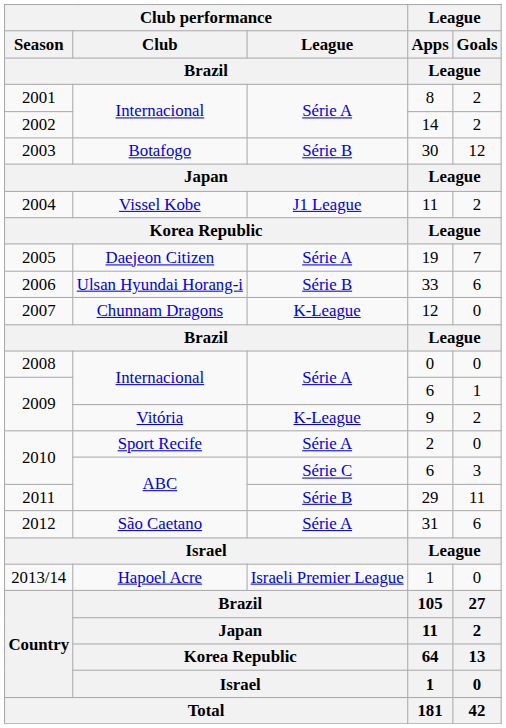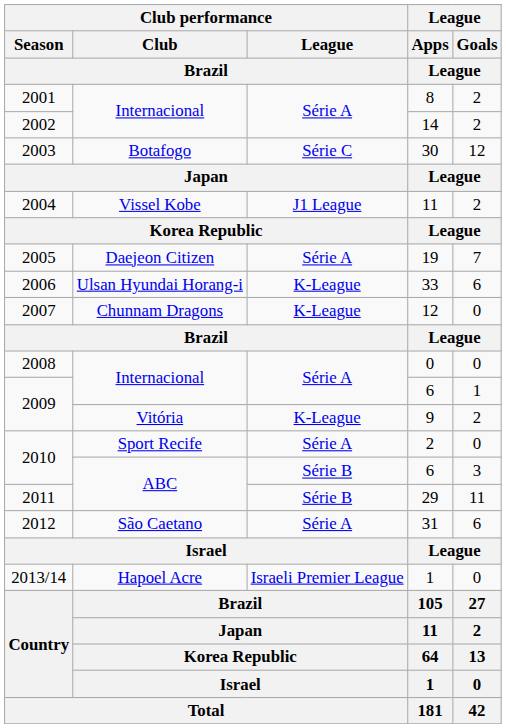(327, 151) Série B -> (327, 151) Série C
(327, 284) Série B -> (327, 284) K-League
(327, 470) Série C -> (327, 470) Série B
